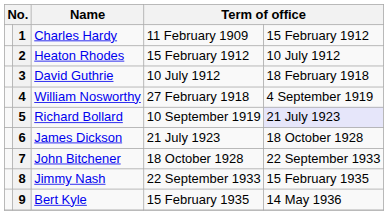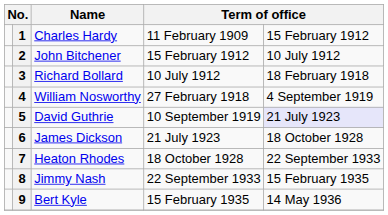(79, 55) Heaton Rhodes -> (77, 55) John Bitchener
(74, 76) David Guthrie -> (79, 76) Richard Bollard
(79, 117) Richard Bollard -> (74, 117) David Guthrie
(77, 158) John Bitchener -> (79, 158) Heaton Rhodes
